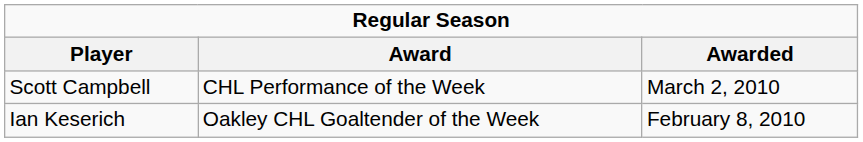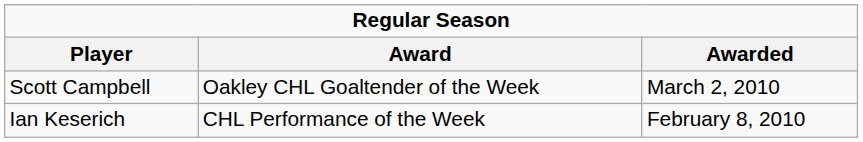(344, 86) CHL Performance of the Week -> (371, 86) Oakley CHL Goaltender of the Week
(371, 119) Oakley CHL Goaltender of the Week -> (344, 119) CHL Performance of the Week
